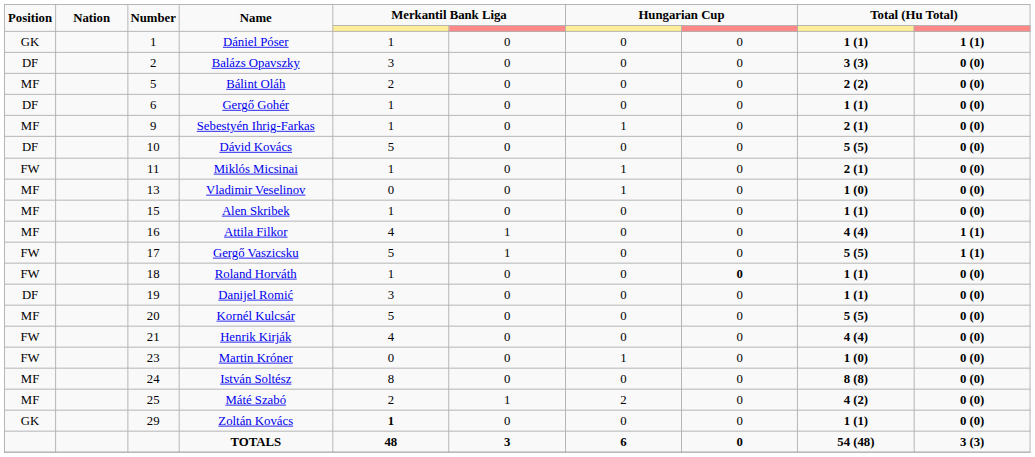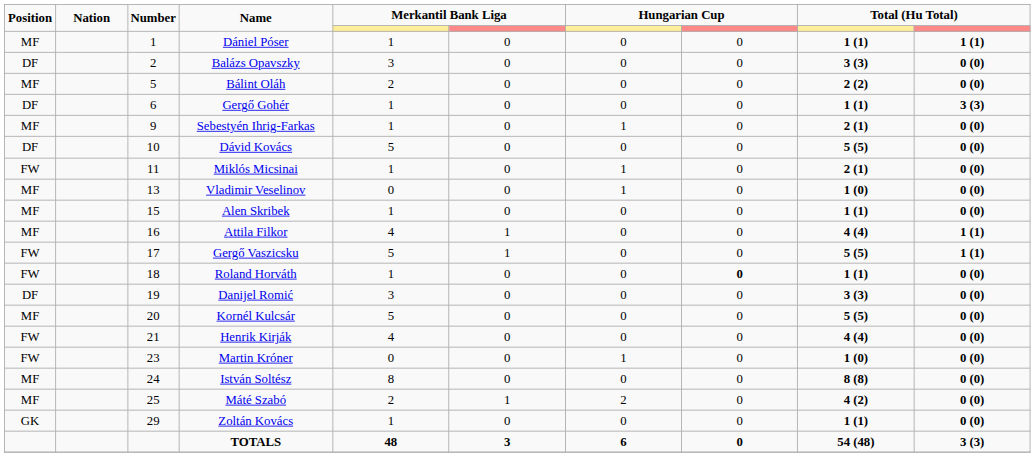(30, 42) GK -> (30, 42) MF
(972, 105) 0 (0) -> (972, 105) 3 (3)
(856, 294) 1 (1) -> (856, 294) 3 (3)
(391, 421) bold -> (391, 421) normal
